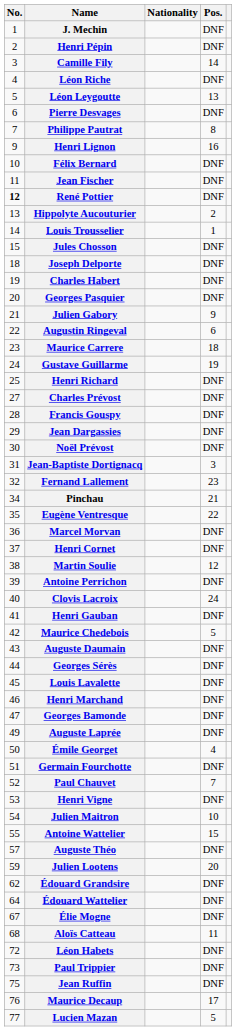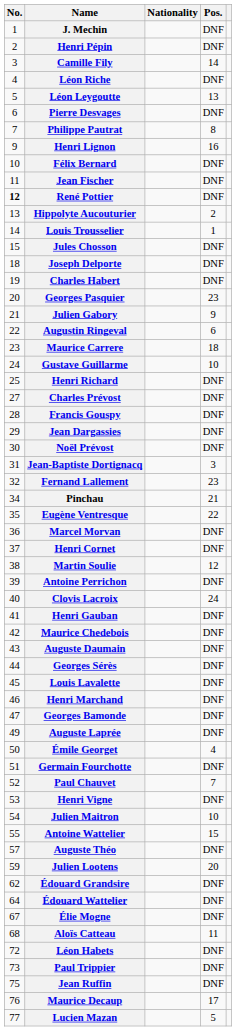(213, 297) DNF -> (213, 297) 23
(213, 364) 19 -> (213, 364) 10
(213, 632) 5 -> (213, 632) DNF
